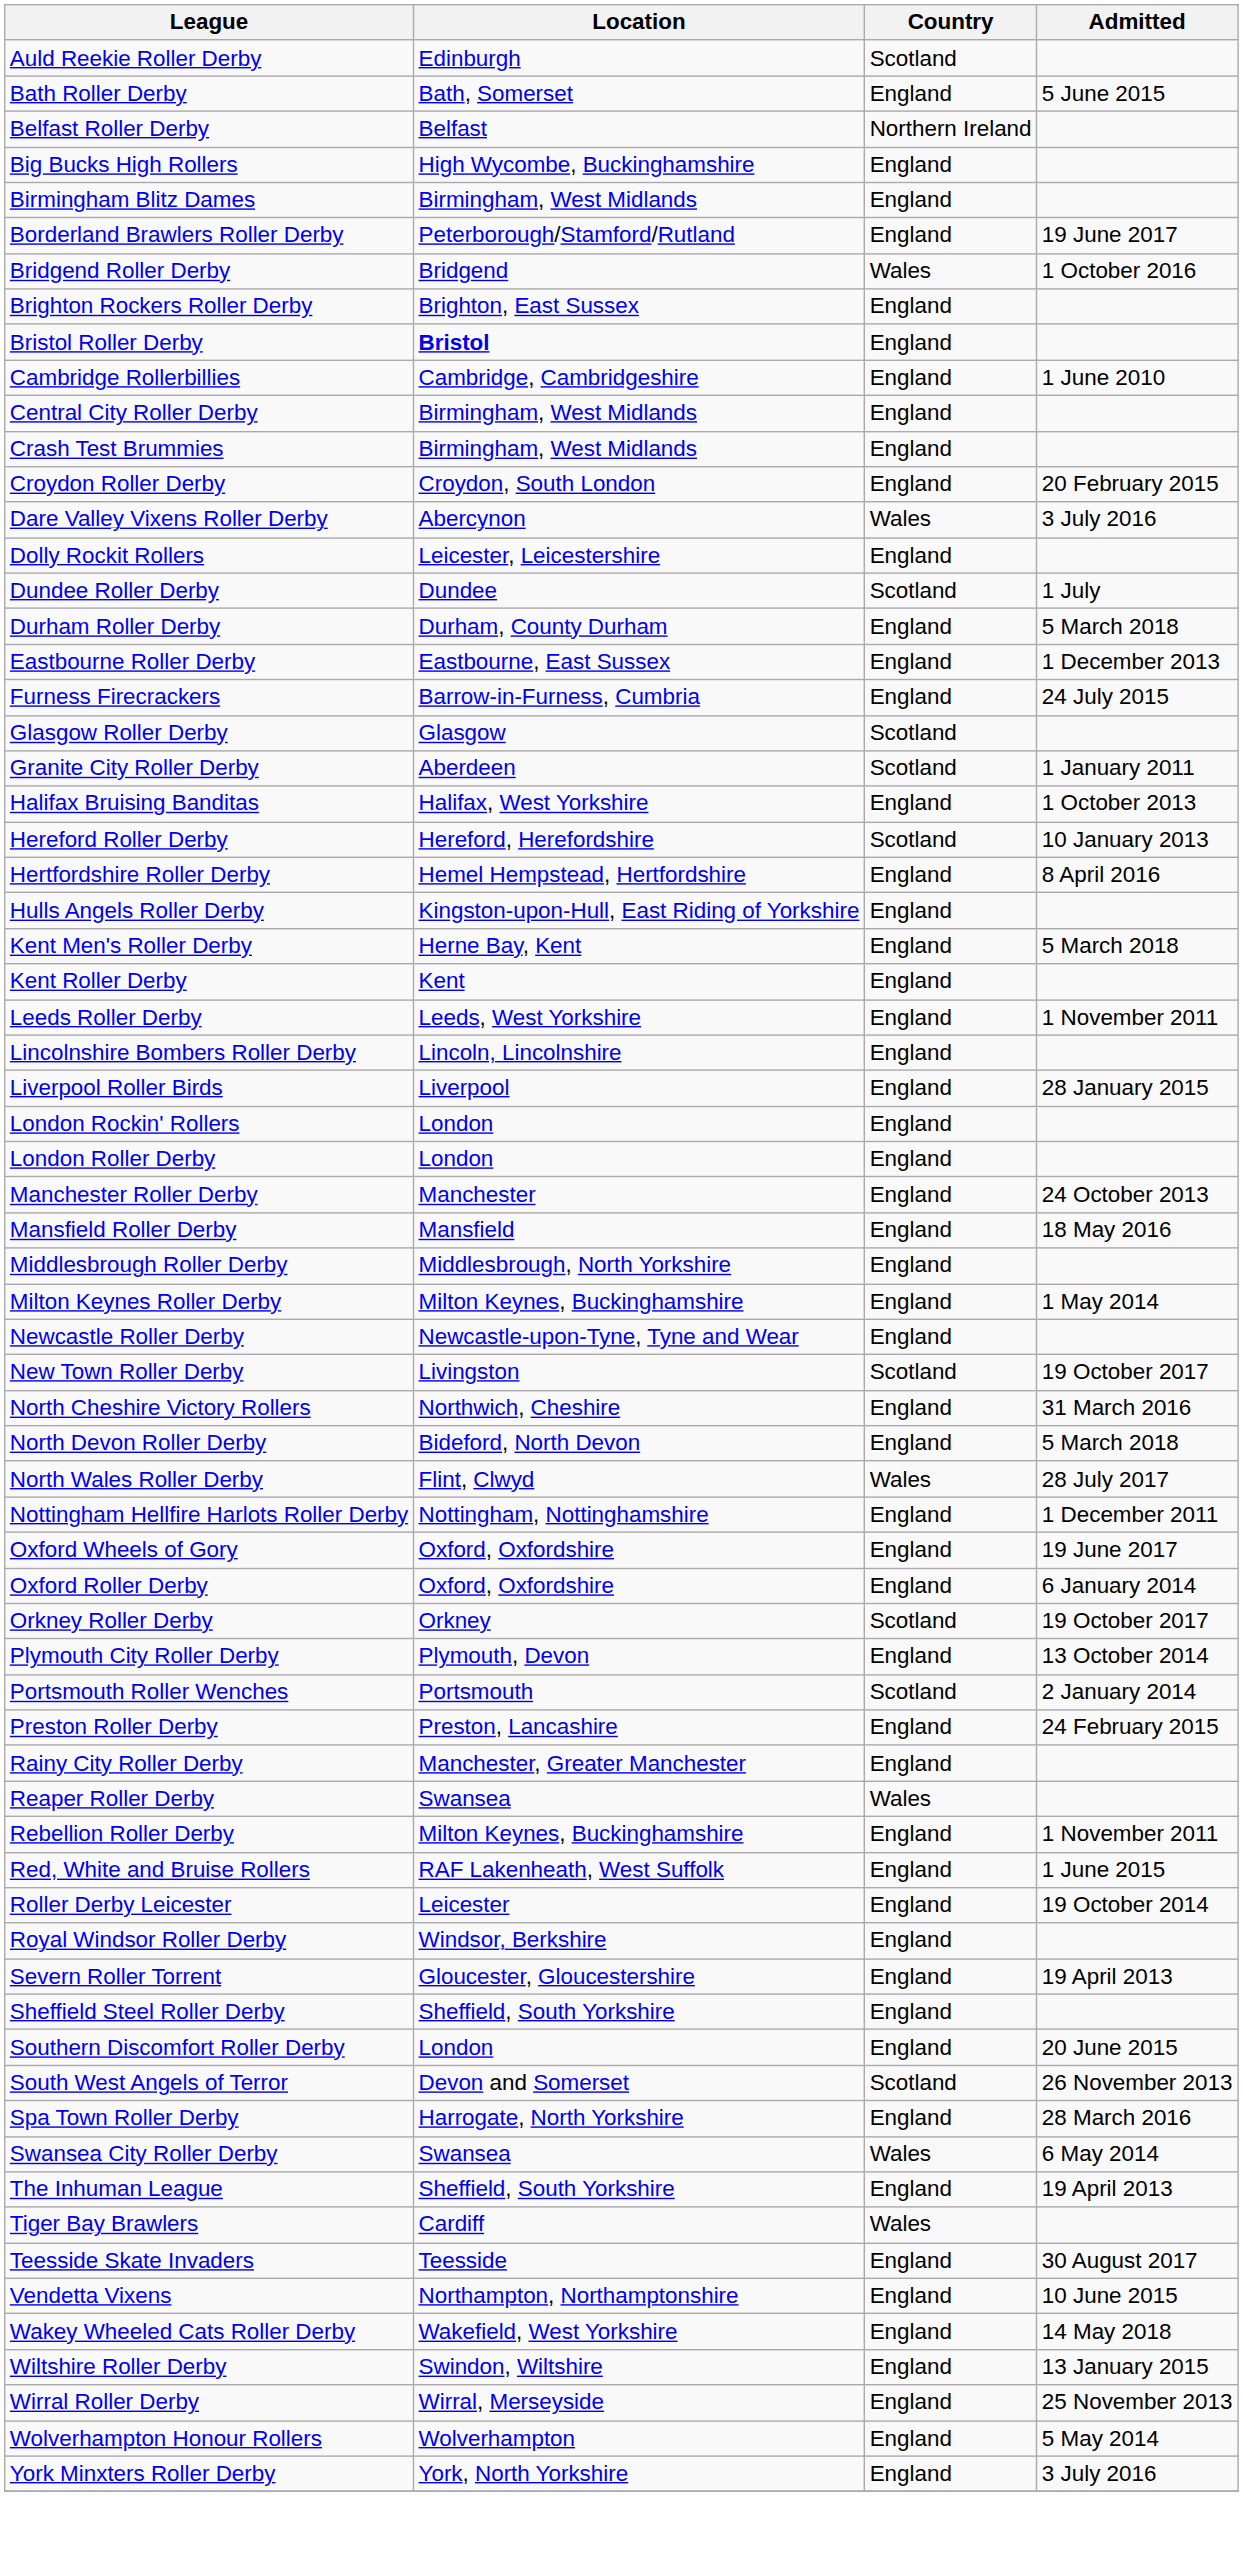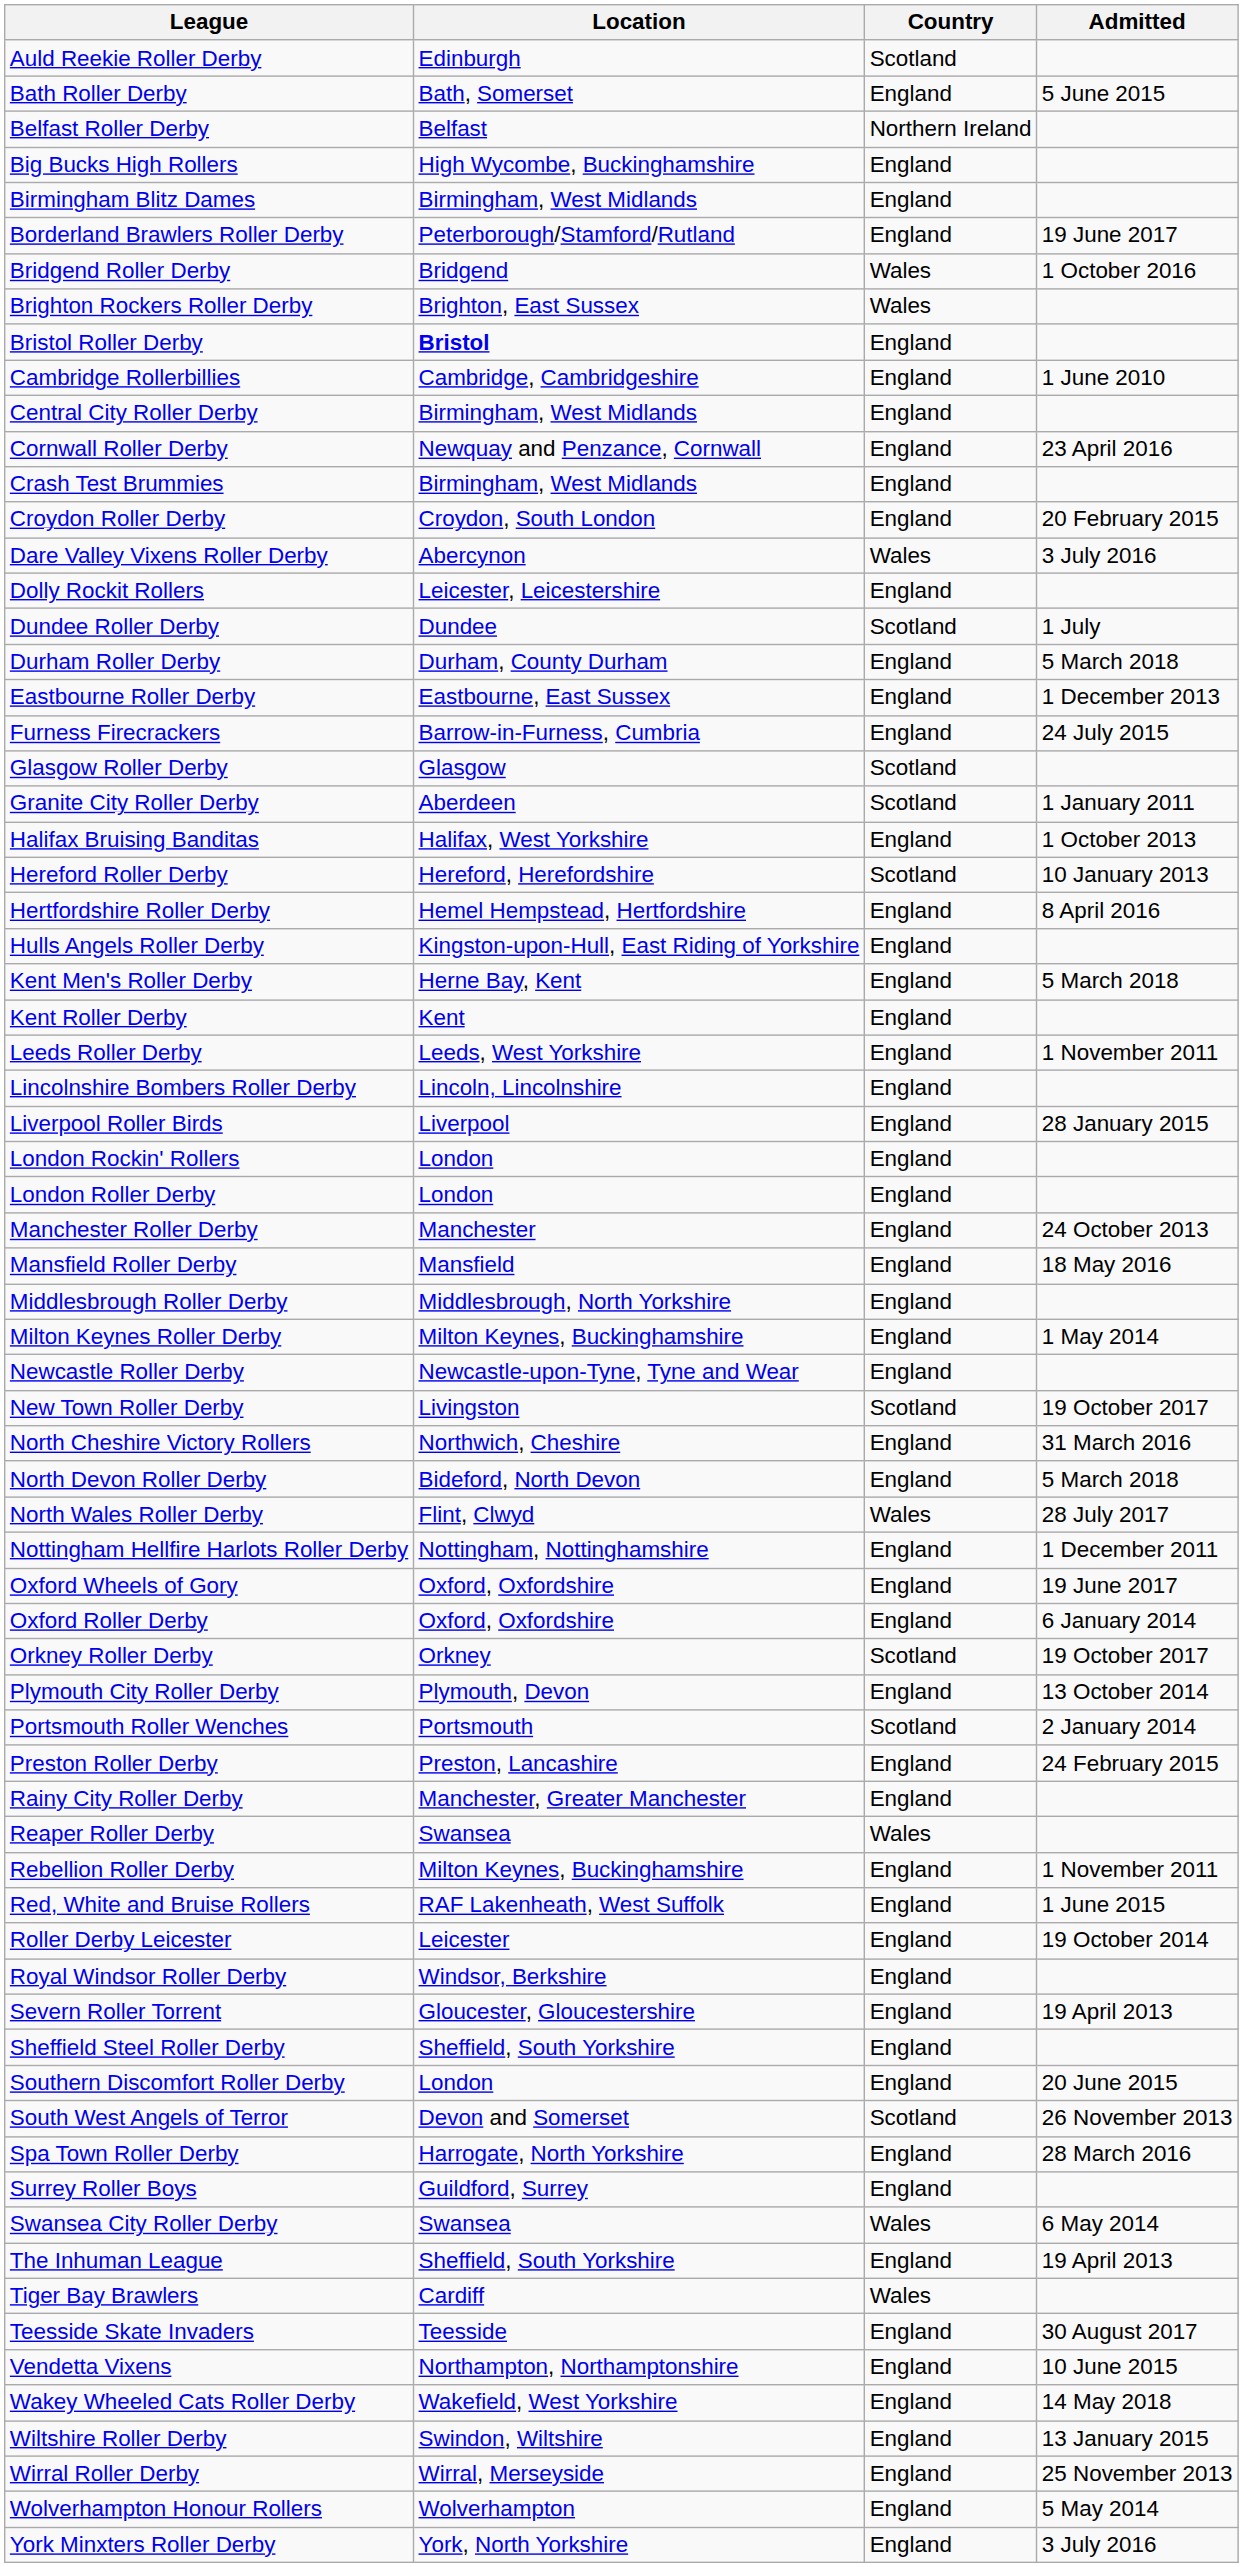(911, 306) England -> (900, 306) Wales
+ row: (119, 448)
+ row: (103, 2189)
